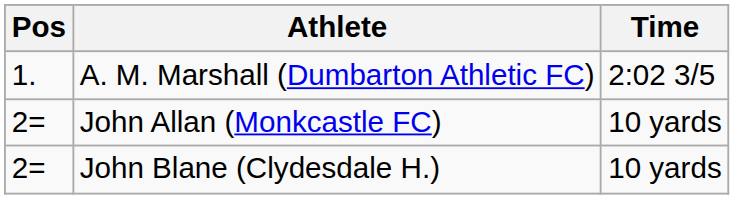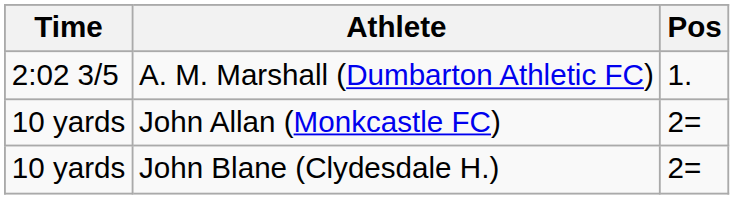columns swapped: (39, 27) <-> (665, 27)
